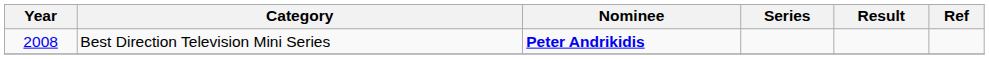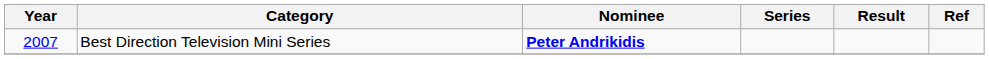(41, 41) 2008 -> (41, 41) 2007
